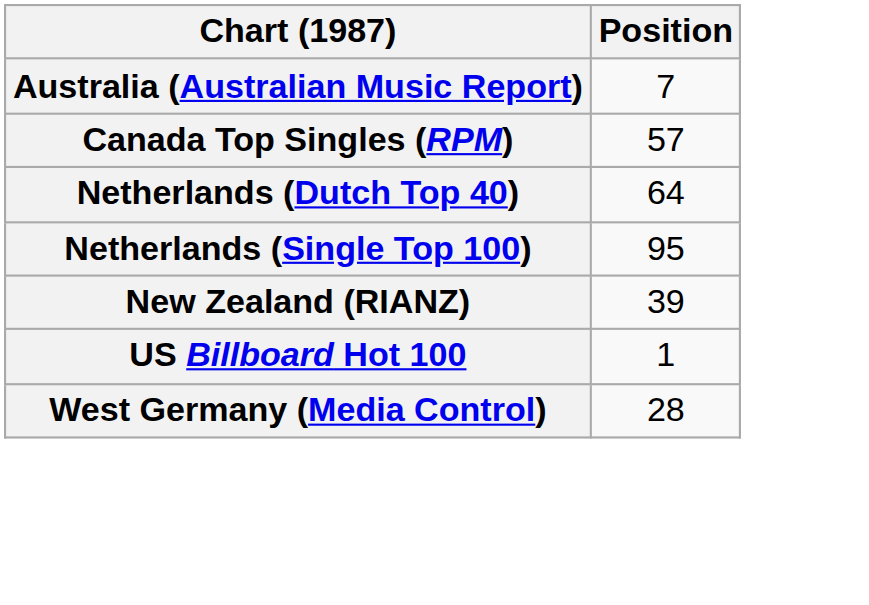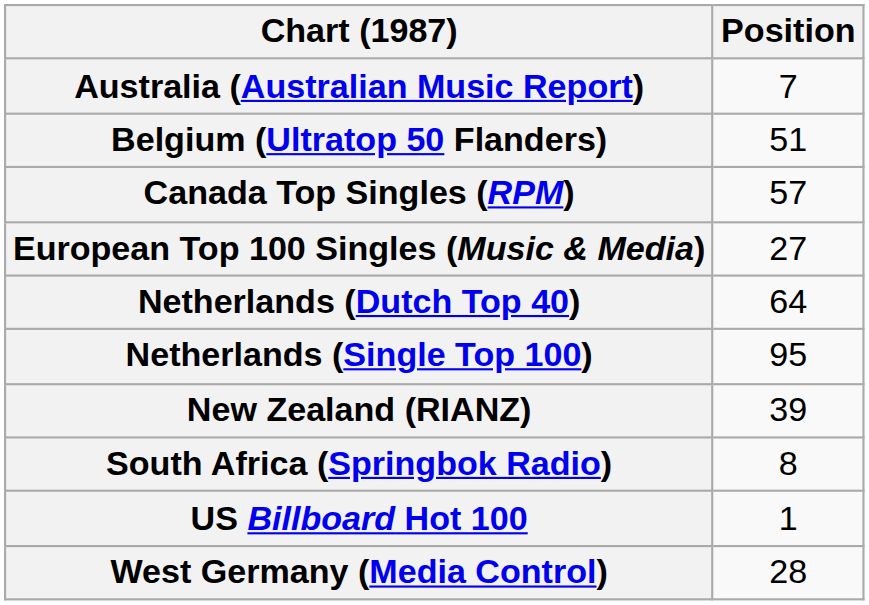+ row: (359, 139)
+ row: (359, 247)
+ row: (359, 463)
